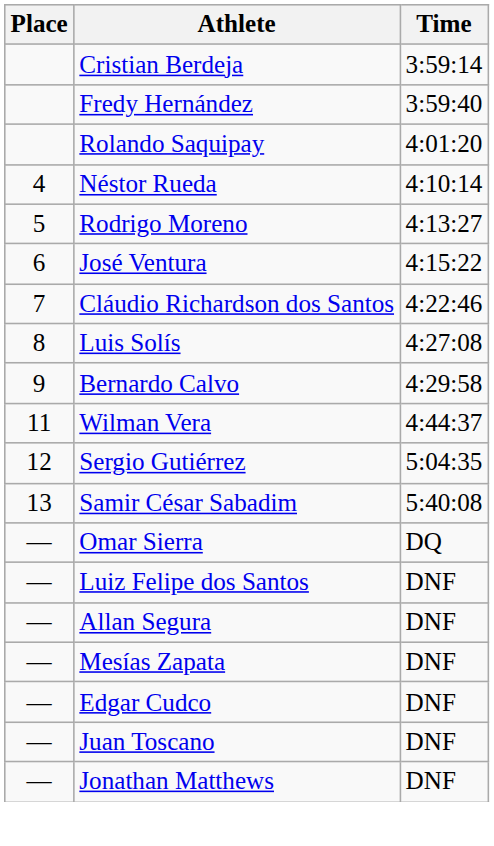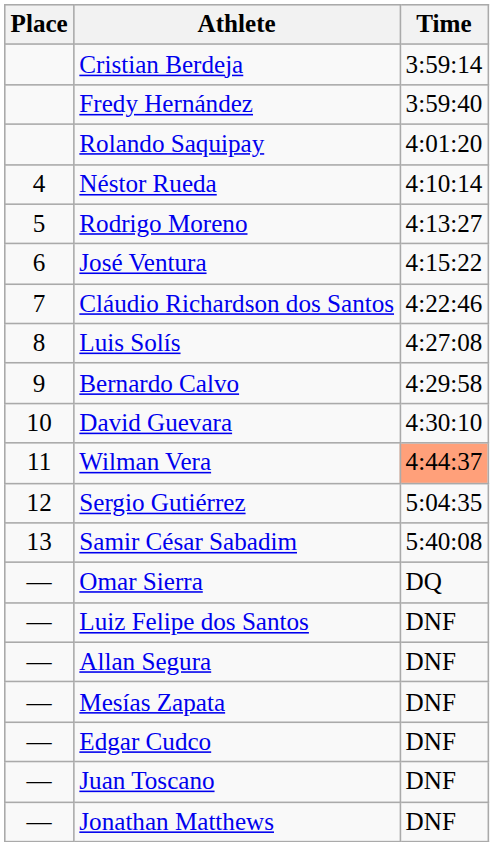+ row: (156, 422)
(444, 422) no background -> (444, 462) lightsalmon background
